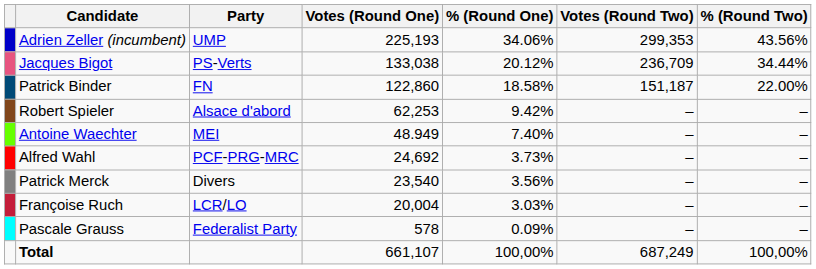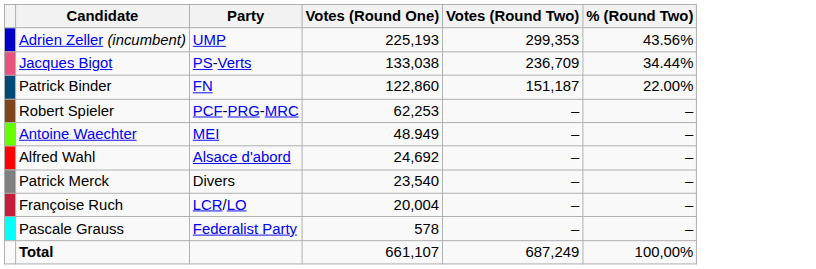- column: (500, 16)
(242, 110) Alsace d'abord -> (246, 110) PCF-PRG-MRC
(246, 157) PCF-PRG-MRC -> (242, 157) Alsace d'abord
